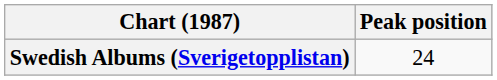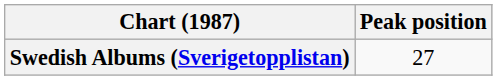(423, 57) 24 -> (423, 57) 27
